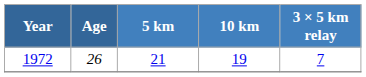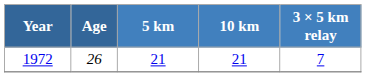(239, 59) 19 -> (239, 59) 21
